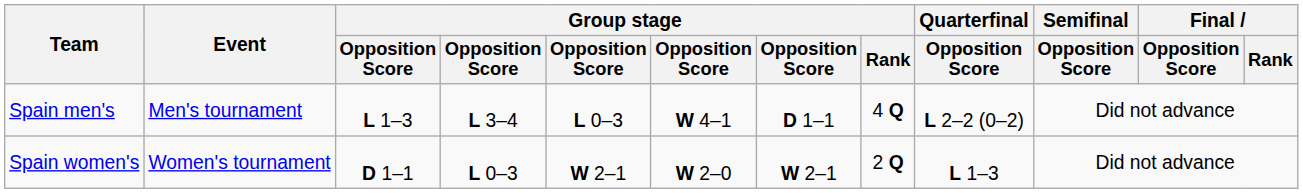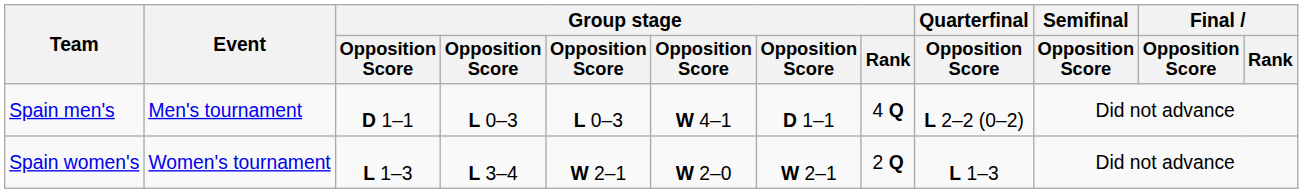(388, 121) L 1–3 -> (388, 121) D 1–1
(493, 121) L 3–4 -> (493, 121) L 0–3
(388, 173) D 1–1 -> (388, 173) L 1–3
(493, 173) L 0–3 -> (493, 173) L 3–4
